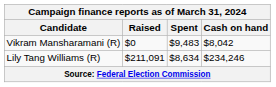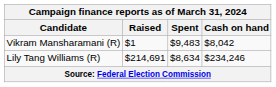(130, 43) $0 -> (130, 43) $1
(145, 58) $211,091 -> (145, 58) $214,691
